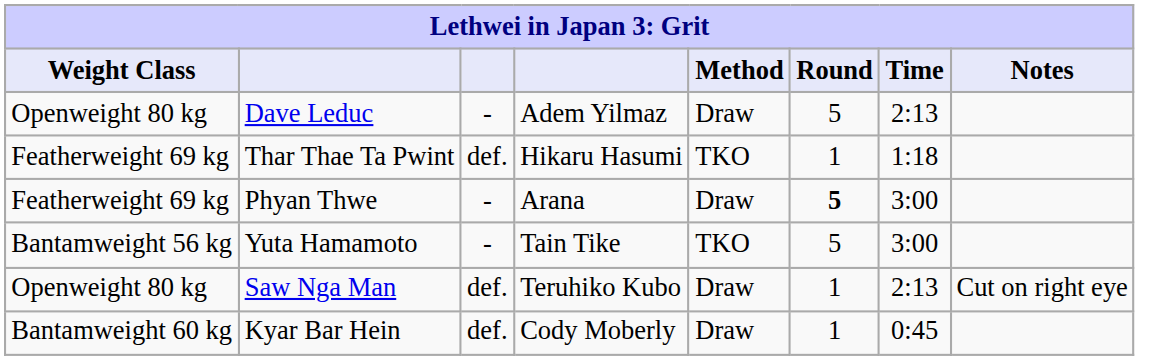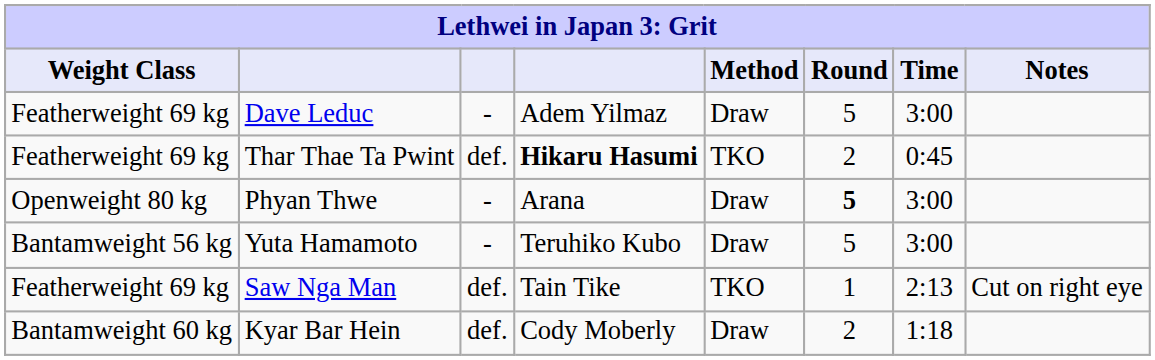(109, 113) Openweight 80 kg -> (120, 113) Featherweight 69 kg
(915, 113) 2:13 -> (929, 113) 3:00
(601, 157) normal -> (609, 157) bold
(835, 157) 1 -> (849, 157) 2
(915, 157) 1:18 -> (929, 157) 0:45
(120, 200) Featherweight 69 kg -> (109, 200) Openweight 80 kg
(570, 244) Tain Tike -> (601, 244) Teruhiko Kubo
(723, 244) TKO -> (740, 244) Draw
(109, 288) Openweight 80 kg -> (120, 288) Featherweight 69 kg
(601, 288) Teruhiko Kubo -> (570, 288) Tain Tike
(725, 288) Draw -> (737, 288) TKO
(835, 331) 1 -> (849, 331) 2
(915, 331) 0:45 -> (929, 331) 1:18
